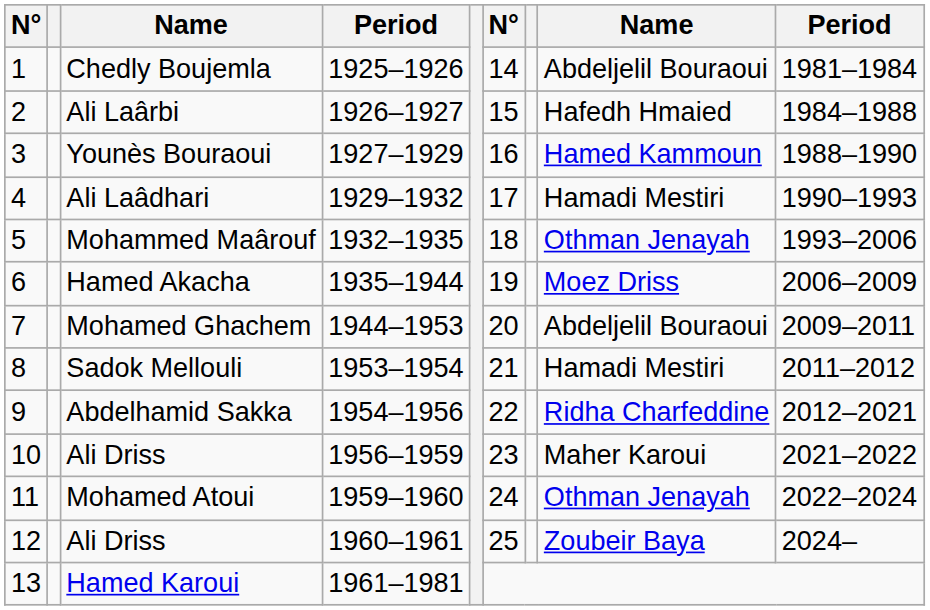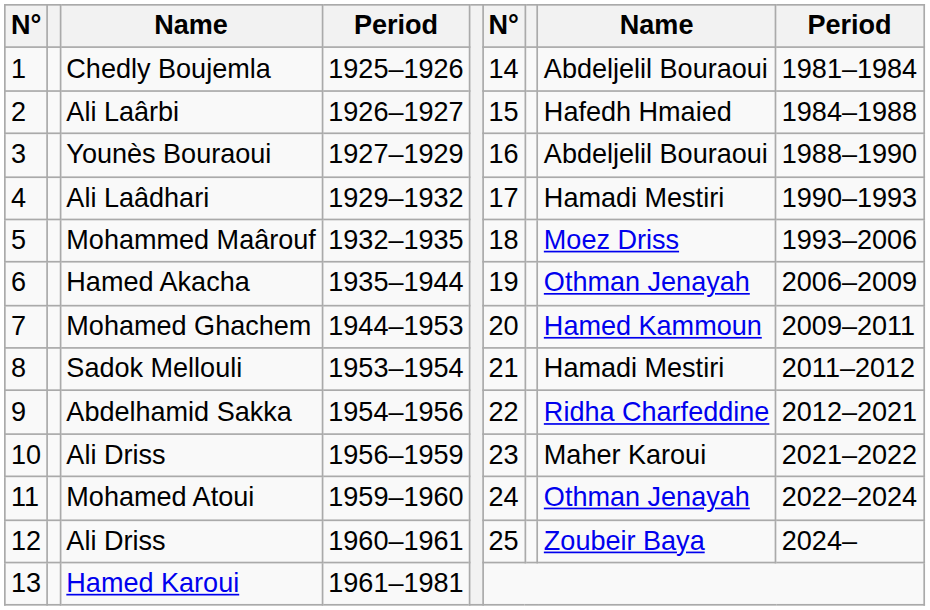(653, 154) Hamed Kammoun -> (656, 154) Abdeljelil Bouraoui
(647, 240) Othman Jenayah -> (611, 240) Moez Driss
(611, 283) Moez Driss -> (647, 283) Othman Jenayah
(656, 326) Abdeljelil Bouraoui -> (653, 326) Hamed Kammoun
